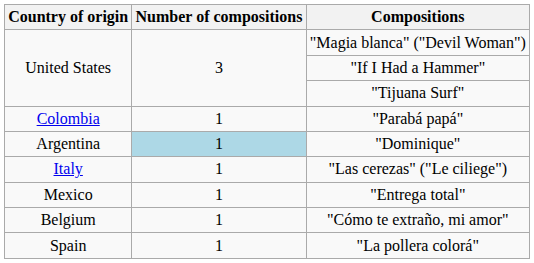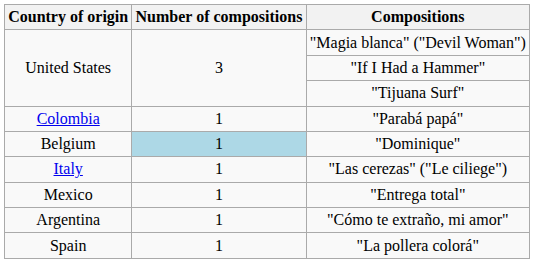(68, 144) Argentina -> (68, 144) Belgium
(68, 220) Belgium -> (68, 220) Argentina
